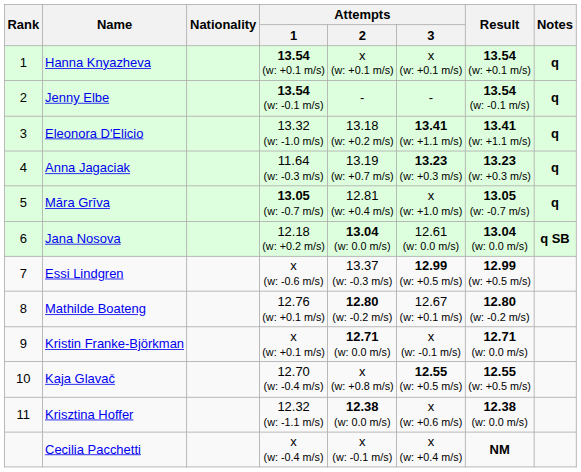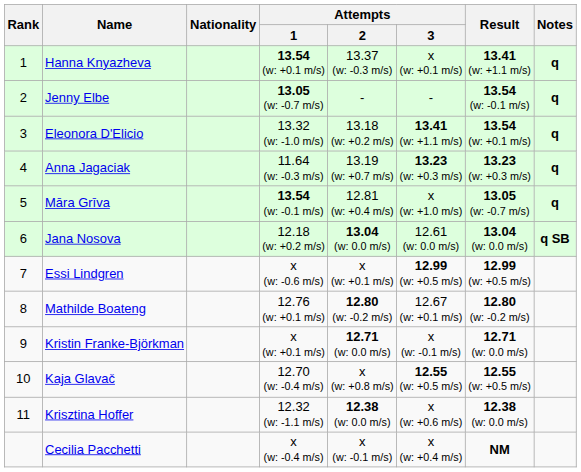(362, 63) x (w: +0.1 m/s) -> (362, 63) 13.37 (w: -0.3 m/s)
(500, 63) 13.54 (w: +0.1 m/s) -> (500, 63) 13.41 (w: +1.1 m/s)
(294, 98) 13.54 (w: -0.1 m/s) -> (294, 98) 13.05 (w: -0.7 m/s)
(500, 133) 13.41 (w: +1.1 m/s) -> (500, 133) 13.54 (w: +0.1 m/s)
(294, 203) 13.05 (w: -0.7 m/s) -> (294, 203) 13.54 (w: -0.1 m/s)
(362, 273) 13.37 (w: -0.3 m/s) -> (362, 273) x (w: +0.1 m/s)
